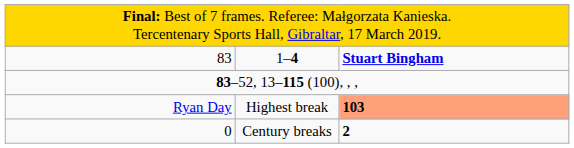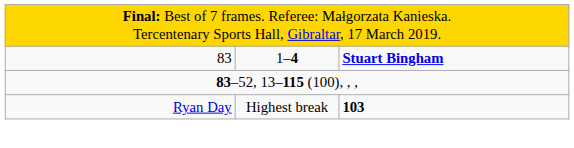(353, 107) lightsalmon background -> (353, 107) no background
- row: (287, 131)
